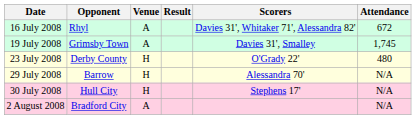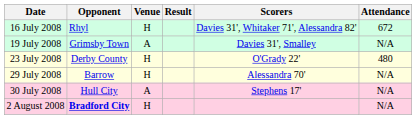(146, 28) A -> (147, 28) H
(384, 43) 1,745 -> (385, 43) N/A
(146, 91) H -> (147, 91) A
(99, 106) normal -> (99, 106) bold
(146, 106) A -> (147, 106) H
